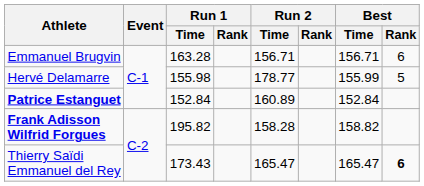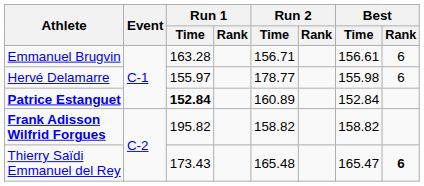(359, 57) 156.71 -> (359, 57) 156.61
(190, 78) 155.98 -> (190, 78) 155.97
(359, 78) 155.99 -> (359, 78) 155.98
(401, 78) 5 -> (401, 78) 6
(190, 99) normal -> (190, 99) bold
(274, 127) 158.28 -> (274, 127) 158.82
(274, 164) 165.47 -> (274, 164) 165.48
